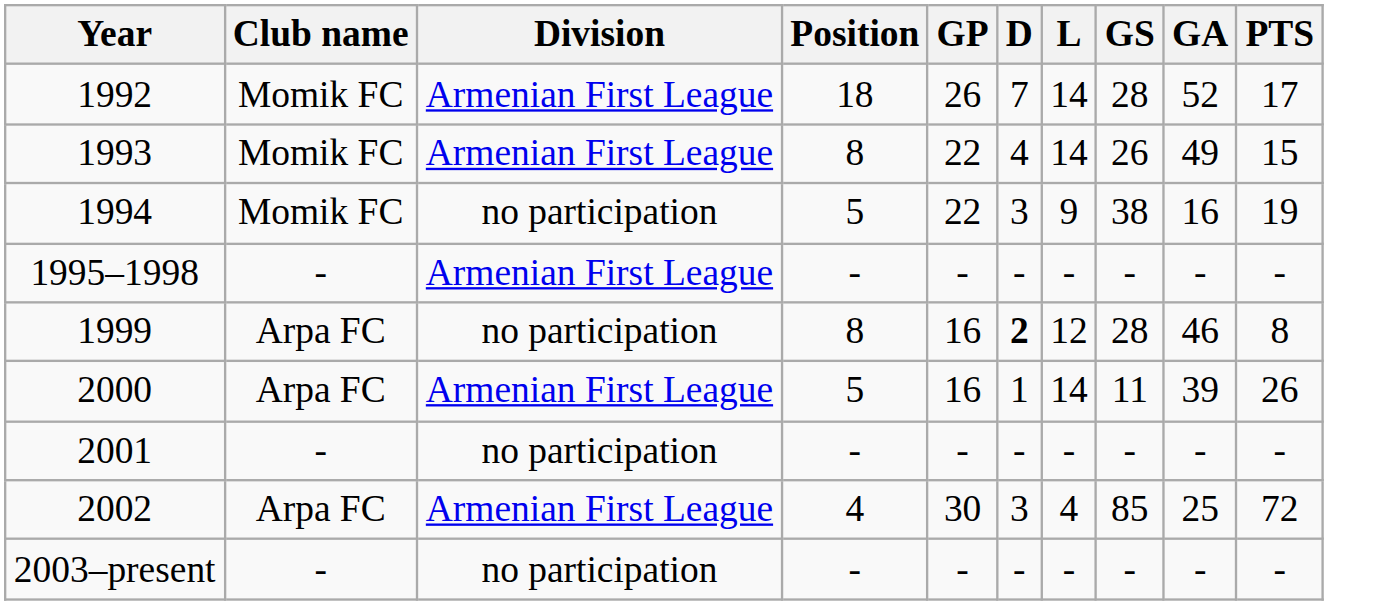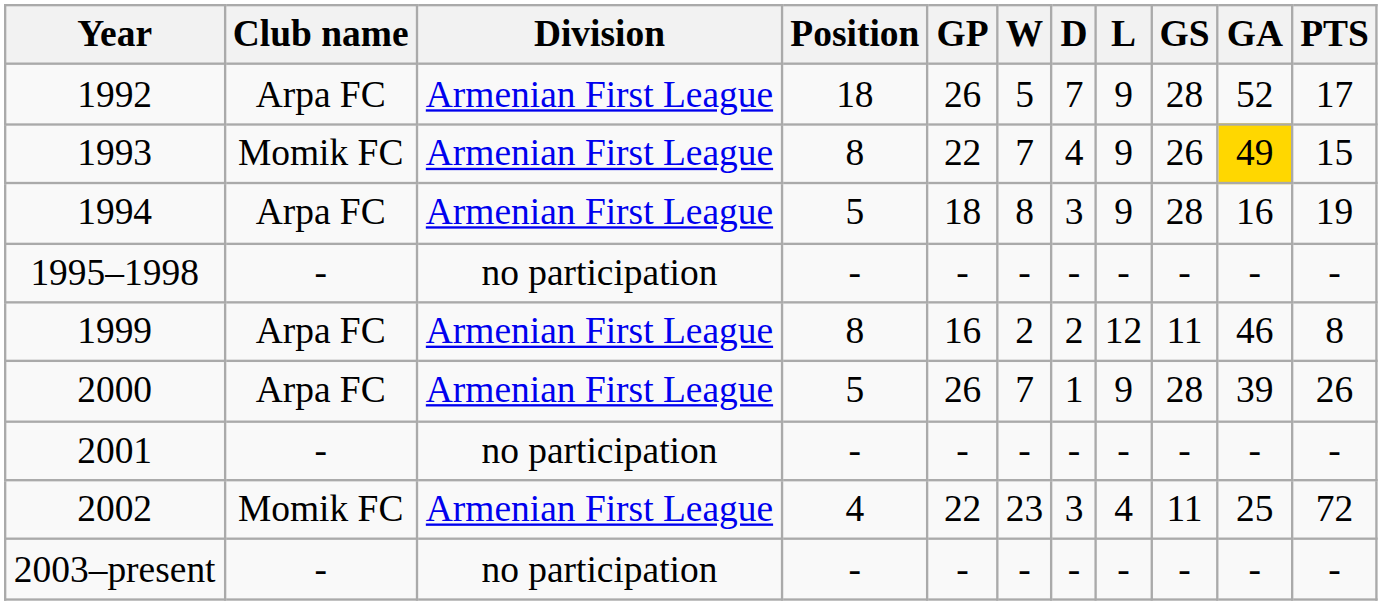+ column: (1025, 34)
(321, 93) Momik FC -> (321, 93) Arpa FC
(1069, 93) 14 -> (1124, 93) 9
(1069, 152) 14 -> (1124, 152) 9
(1200, 152) no background -> (1255, 152) gold background
(321, 212) Momik FC -> (321, 212) Arpa FC
(599, 212) no participation -> (599, 212) Armenian First League
(963, 212) 22 -> (963, 212) 18
(1130, 212) 38 -> (1185, 212) 28
(599, 271) Armenian First League -> (599, 271) no participation
(599, 331) no participation -> (599, 331) Armenian First League
(1019, 331) bold -> (1074, 331) normal
(1130, 331) 28 -> (1185, 331) 11
(963, 390) 16 -> (963, 390) 26
(1069, 390) 14 -> (1124, 390) 9
(1130, 390) 11 -> (1185, 390) 28
(321, 509) Arpa FC -> (321, 509) Momik FC
(963, 509) 30 -> (963, 509) 22
(1130, 509) 85 -> (1185, 509) 11
